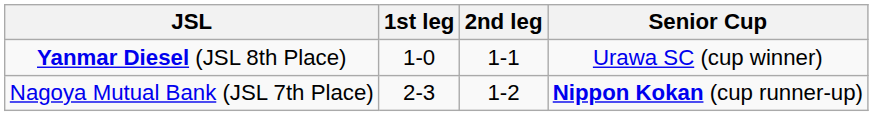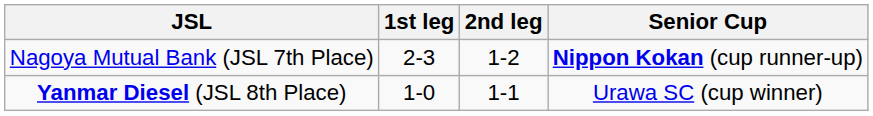rows swapped: (192, 92) <-> (192, 57)
